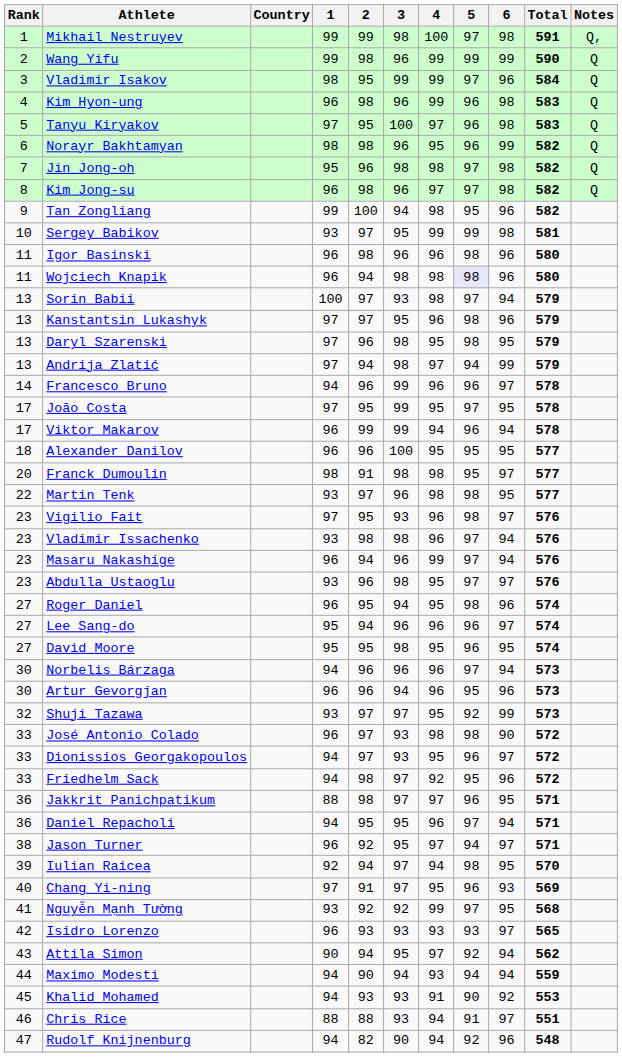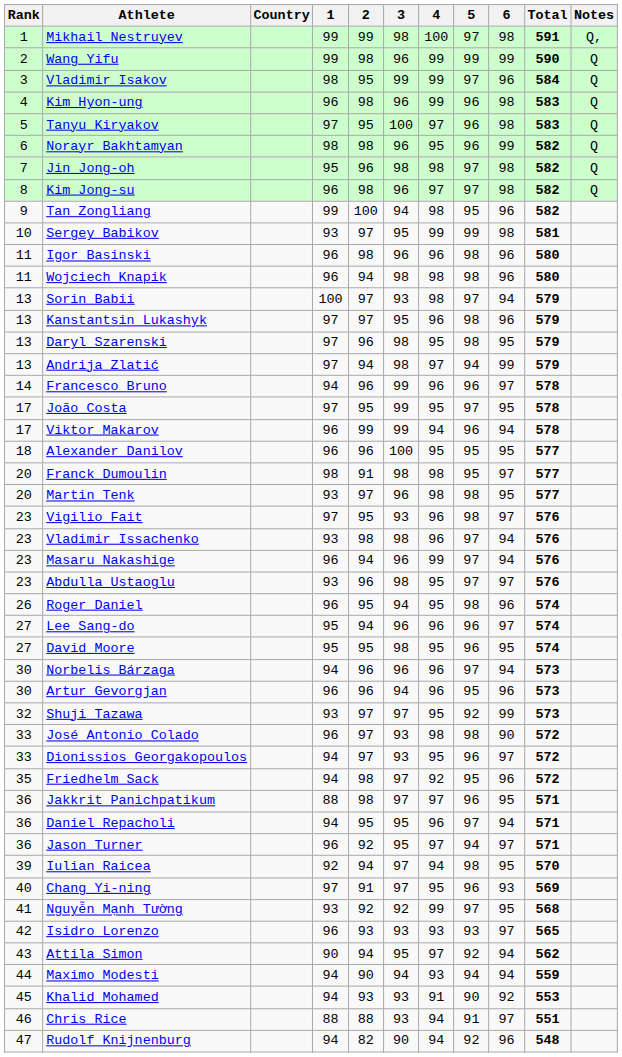(471, 277) lavender background -> (471, 277) no background
(24, 496) 22 -> (24, 496) 20
(24, 605) 27 -> (24, 605) 26
(24, 779) 33 -> (24, 779) 35
(24, 845) 38 -> (24, 845) 36
